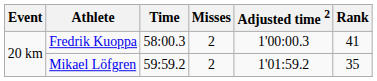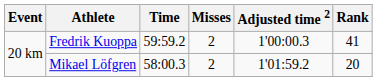(164, 42) 58:00.3 -> (164, 42) 59:59.2
(164, 65) 59:59.2 -> (164, 65) 58:00.3
(353, 65) 35 -> (353, 65) 20
